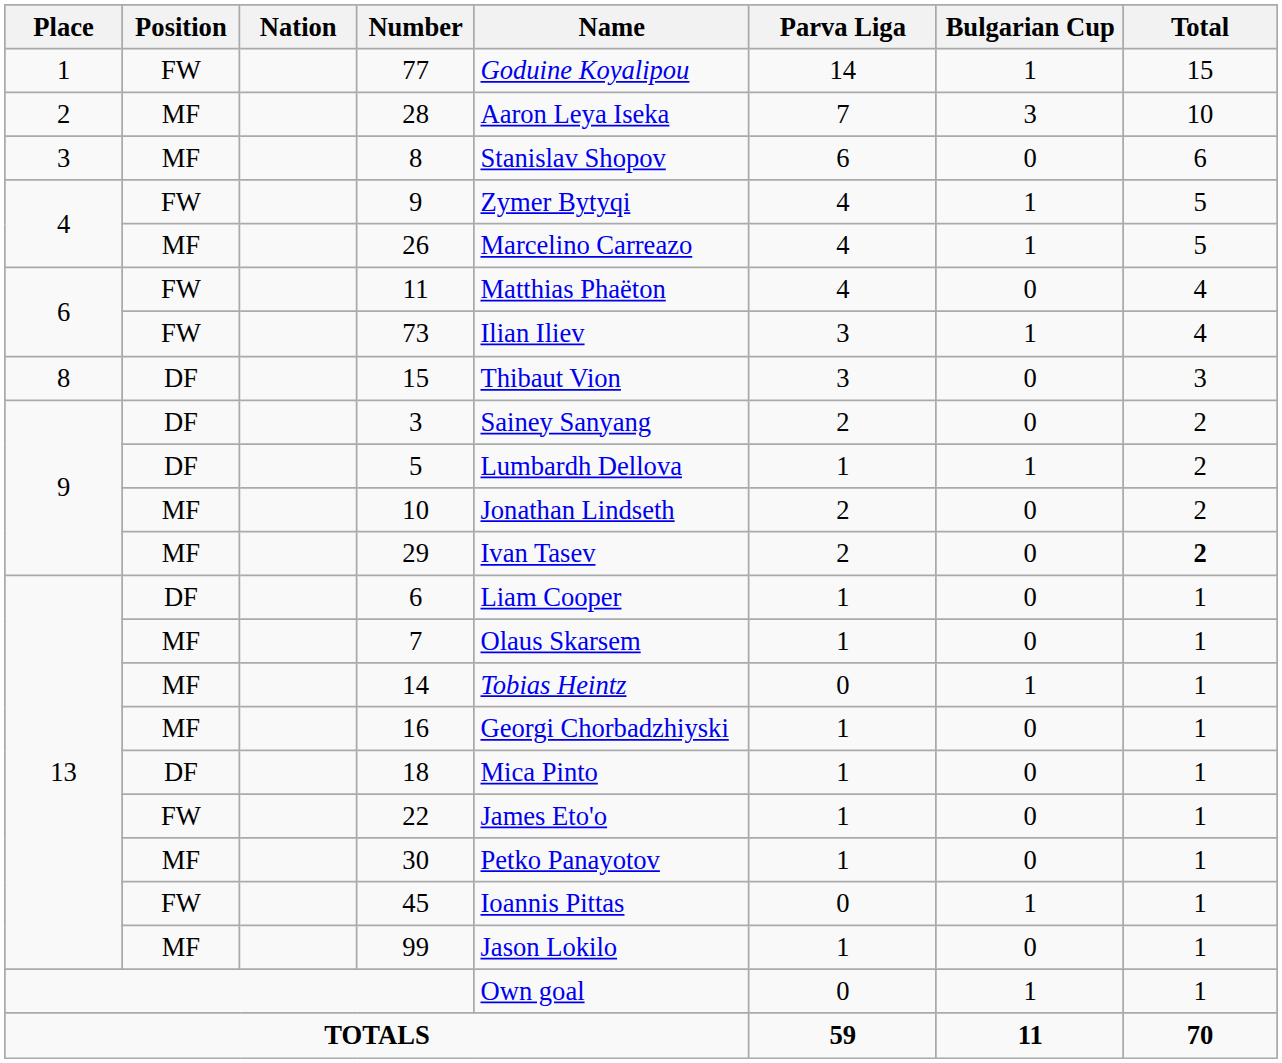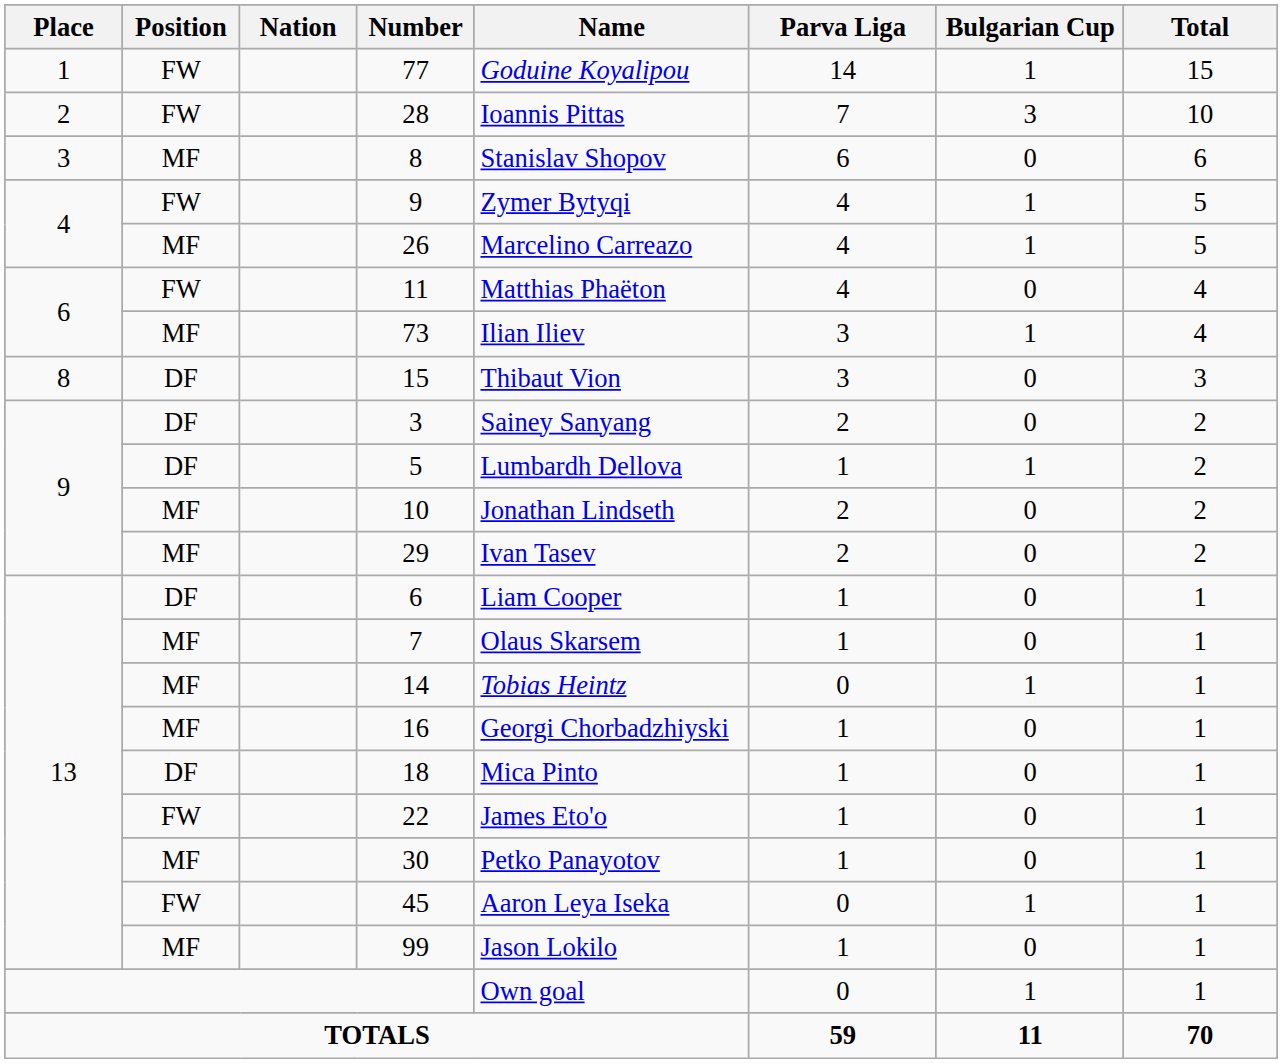(181, 114) MF -> (181, 114) FW
(575, 114) Aaron Leya Iseka -> (552, 114) Ioannis Pittas
(181, 333) FW -> (181, 333) MF
(1200, 552) bold -> (1200, 552) normal
(552, 903) Ioannis Pittas -> (575, 903) Aaron Leya Iseka
